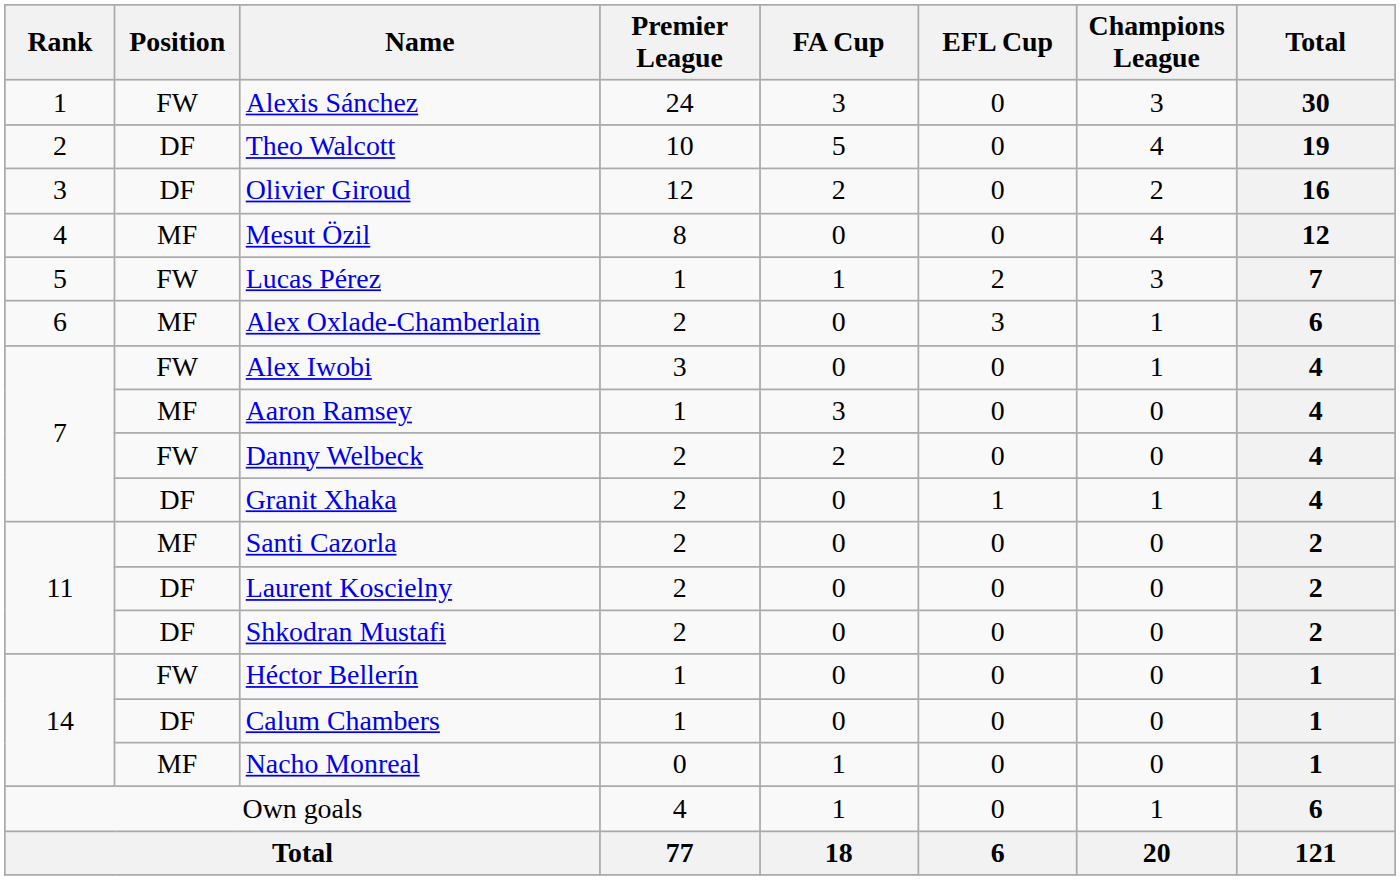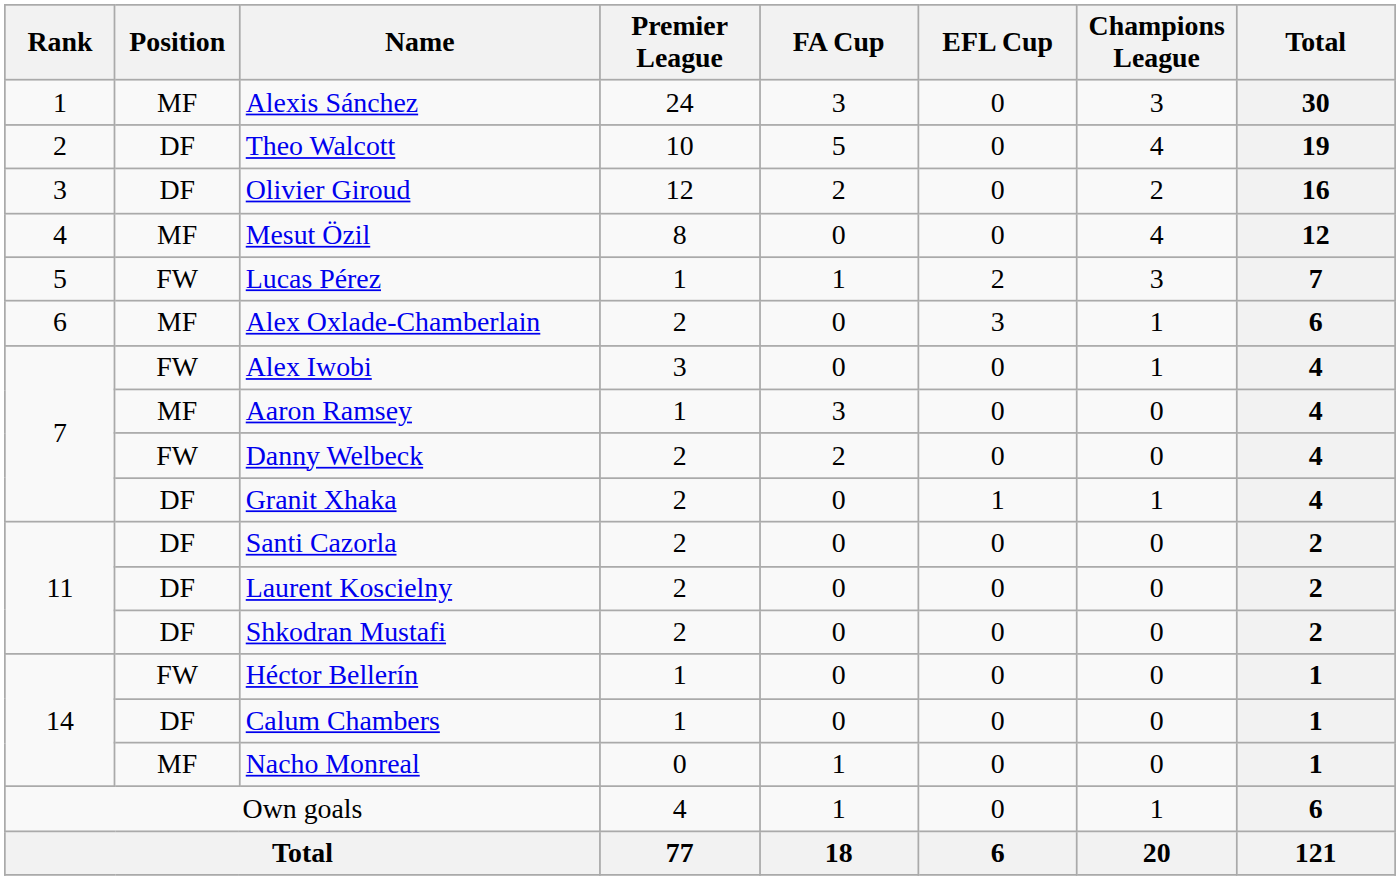(177, 102) FW -> (177, 102) MF
(177, 543) MF -> (177, 543) DF
